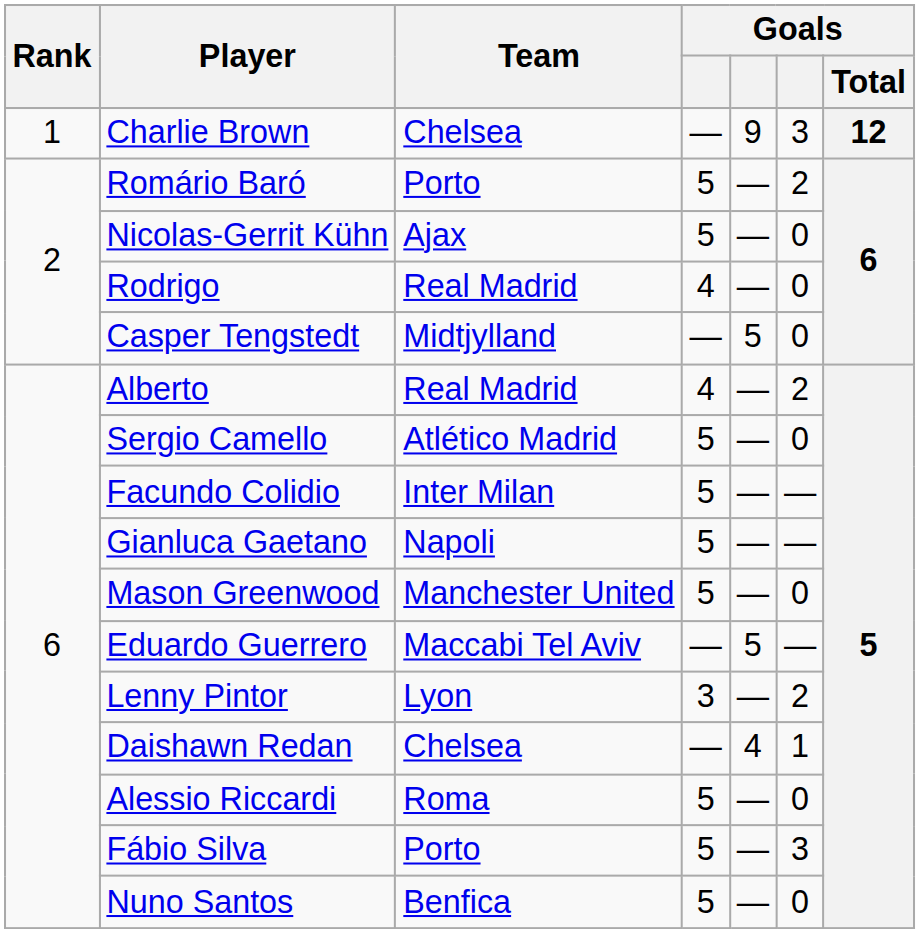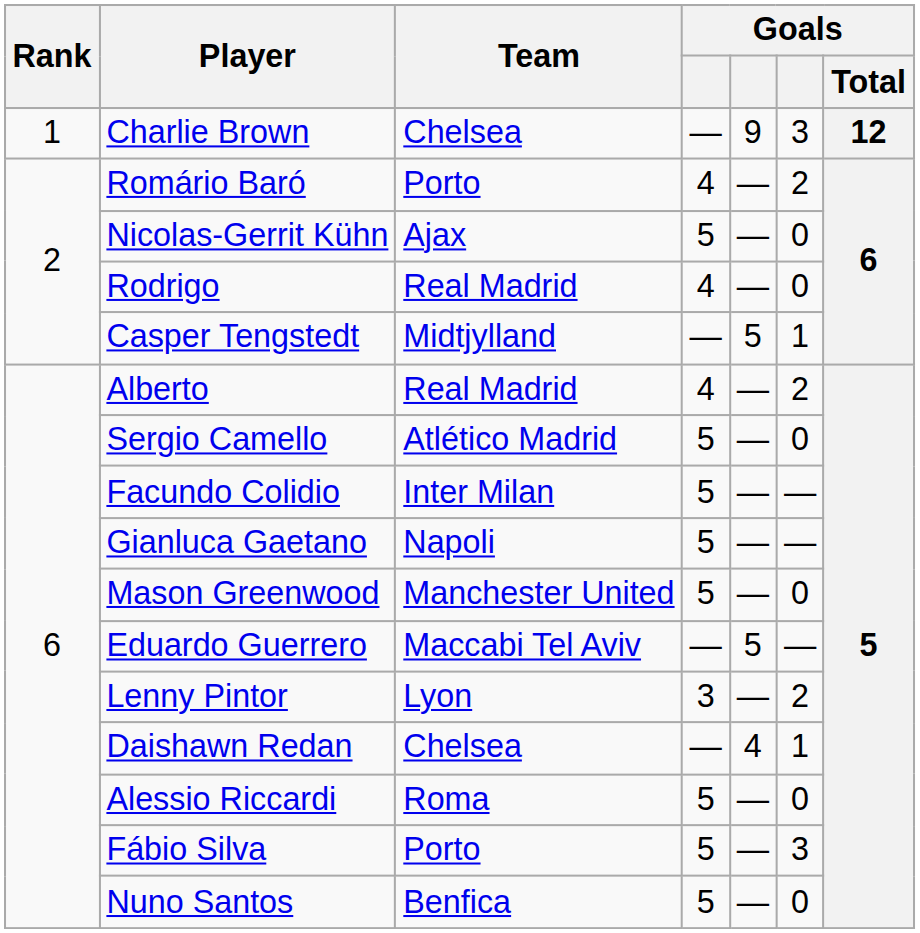(706, 183) 5 -> (706, 183) 4
(800, 337) 0 -> (800, 337) 1
